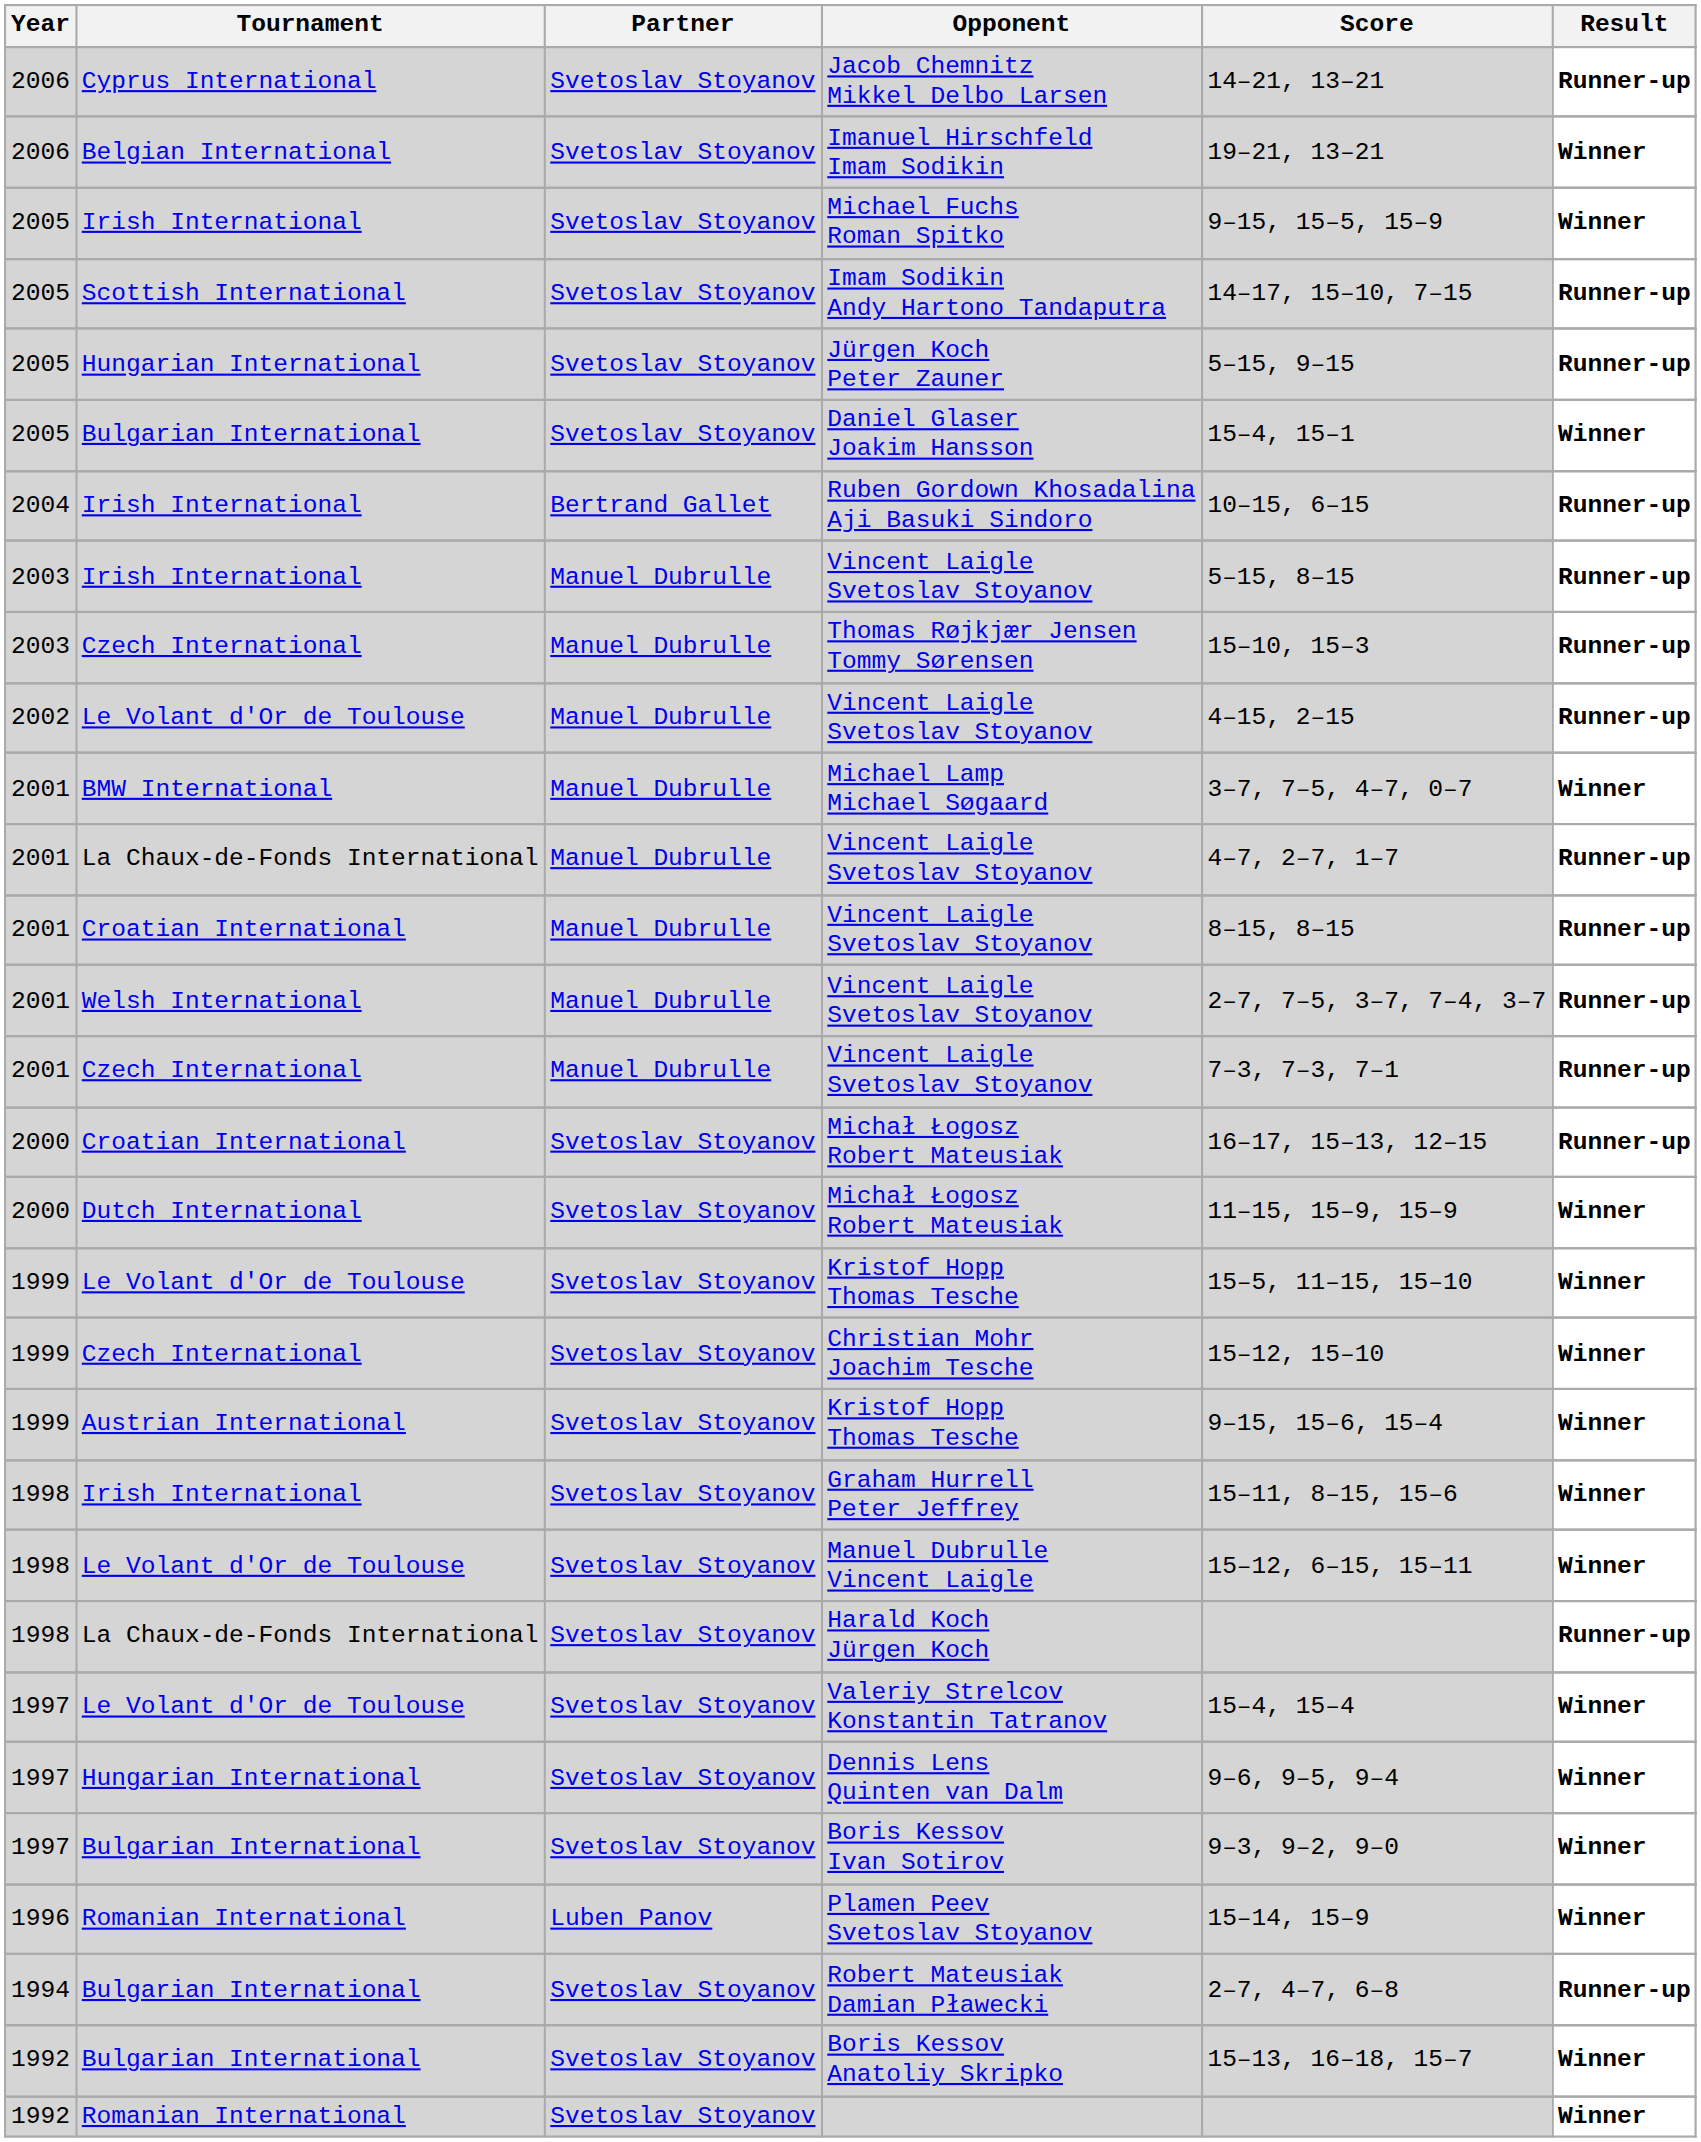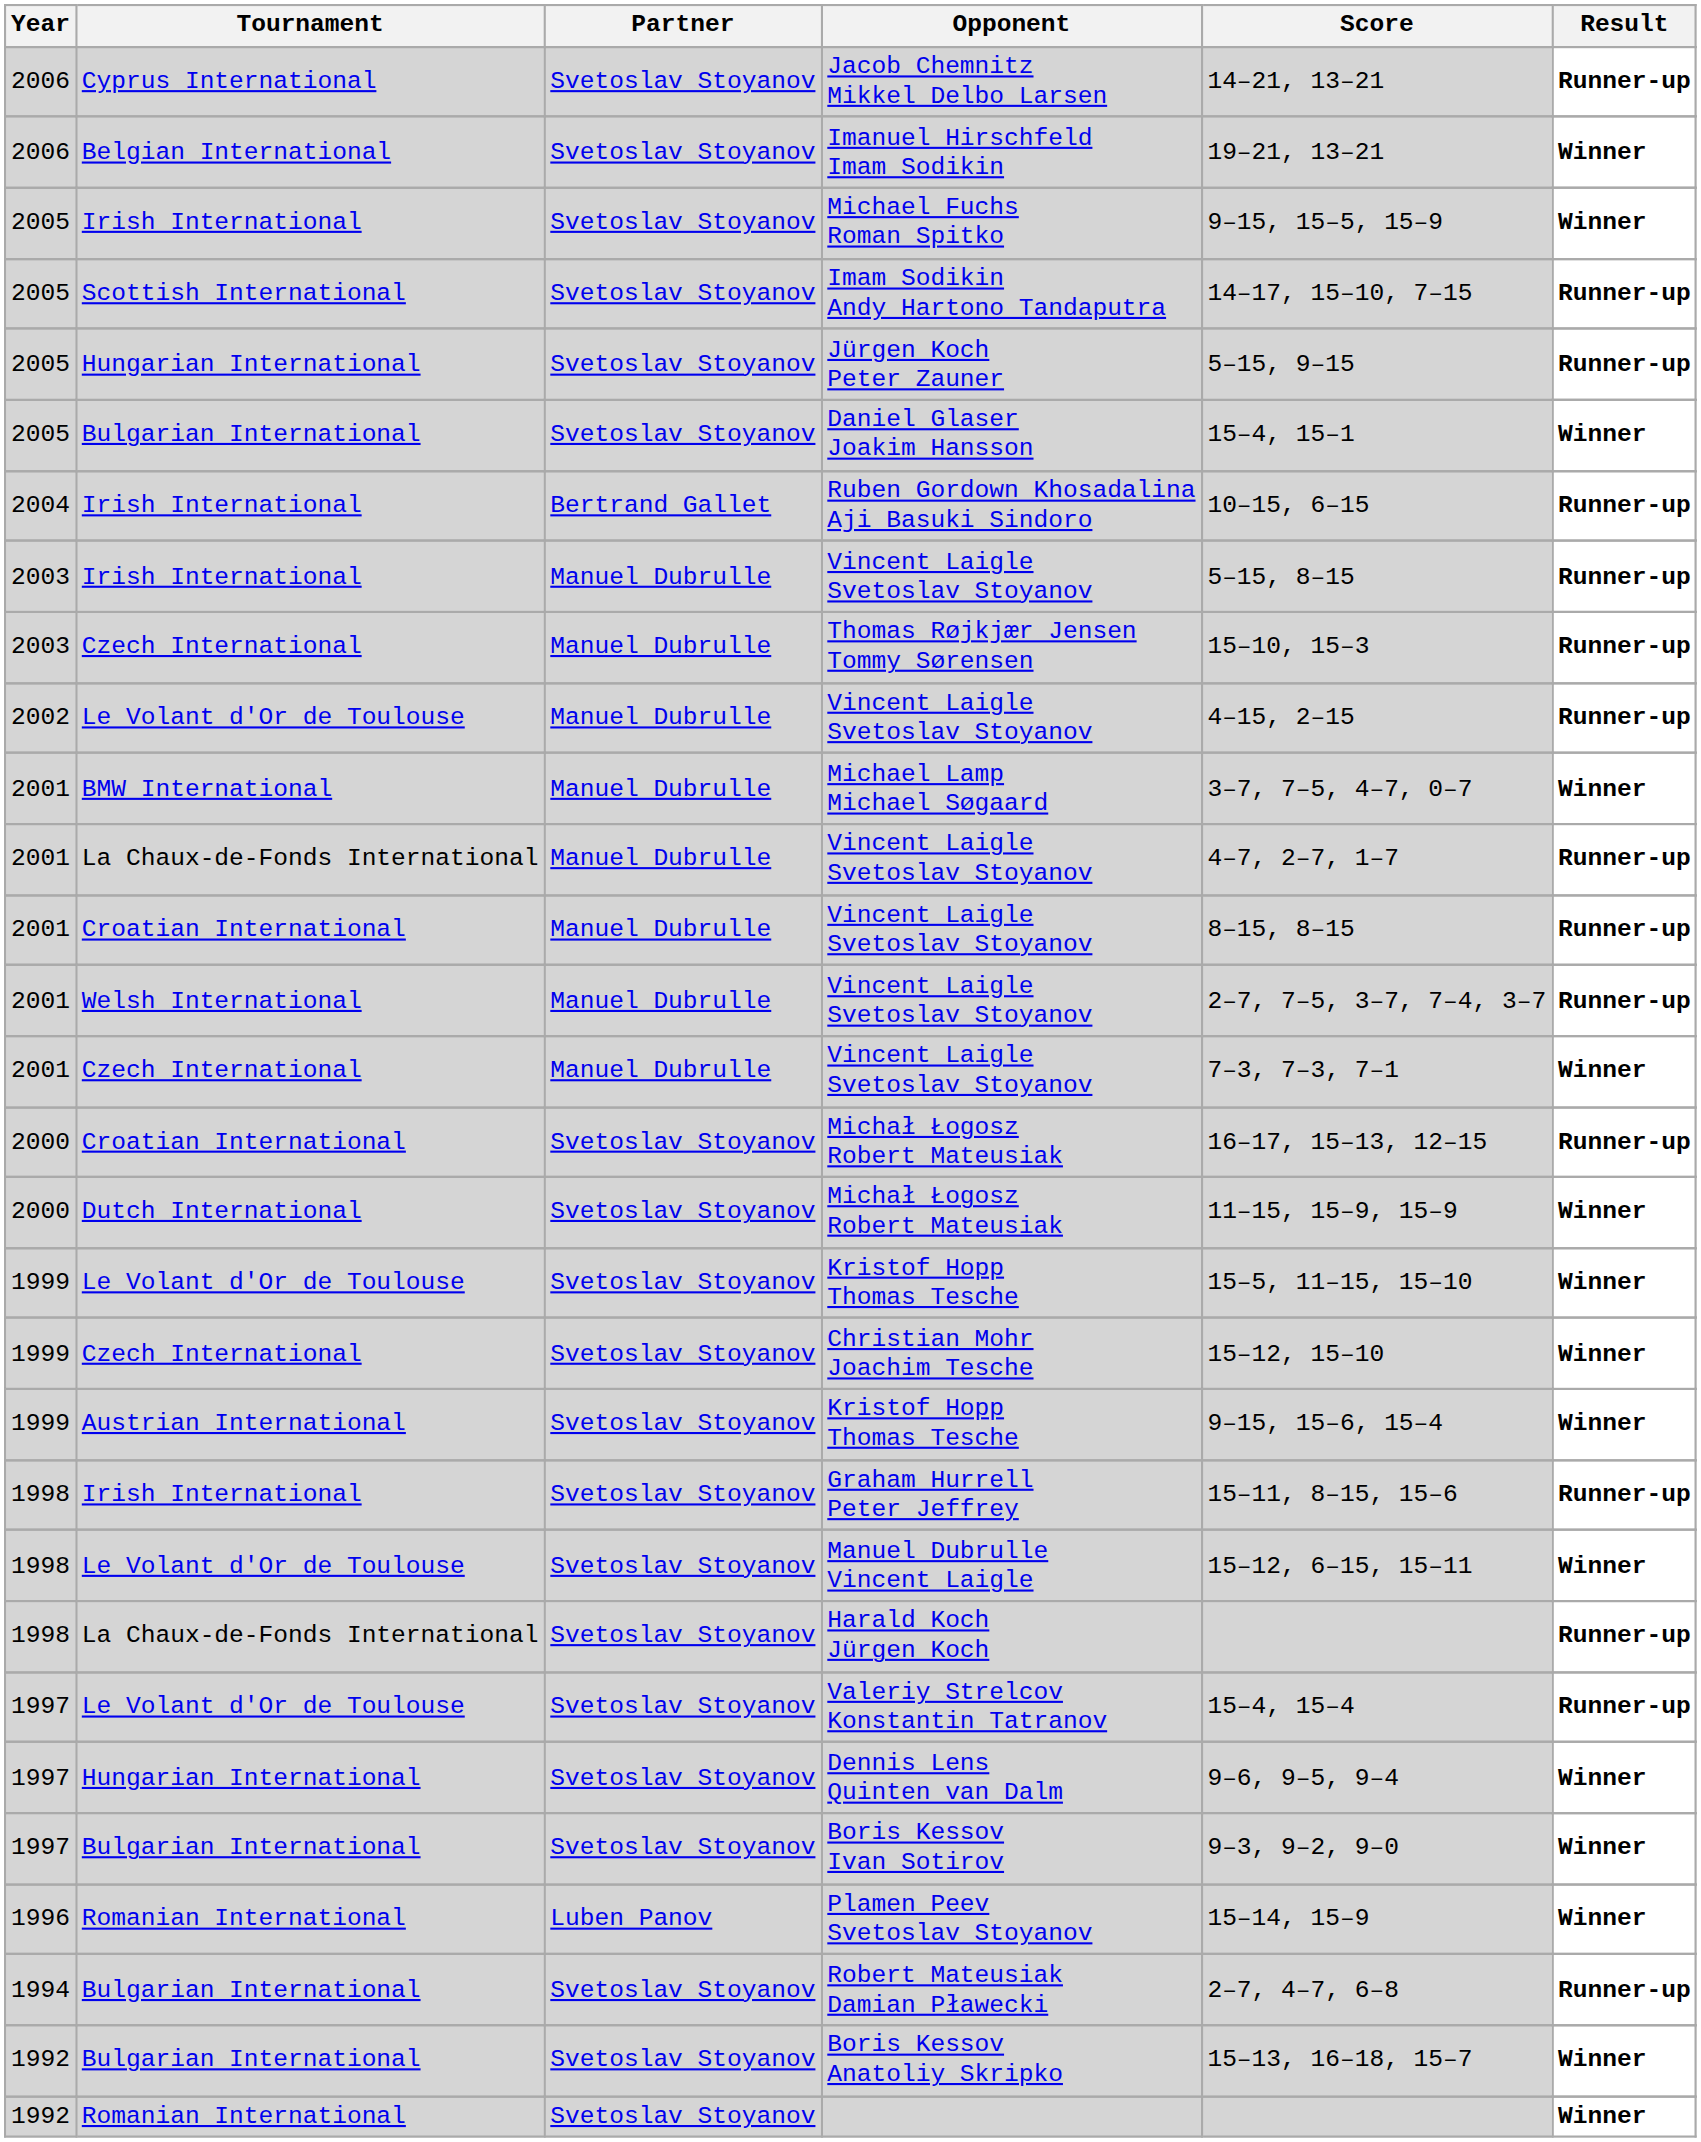(1624, 1071) Runner-up -> (1602, 1071) Winner
(1602, 1495) Winner -> (1624, 1495) Runner-up
(1602, 1707) Winner -> (1624, 1707) Runner-up
